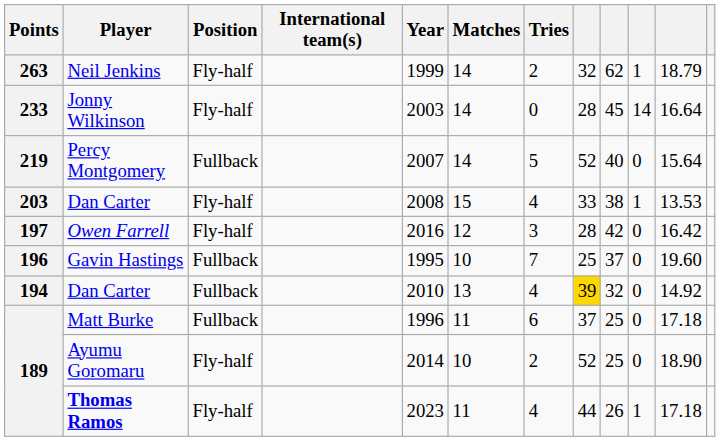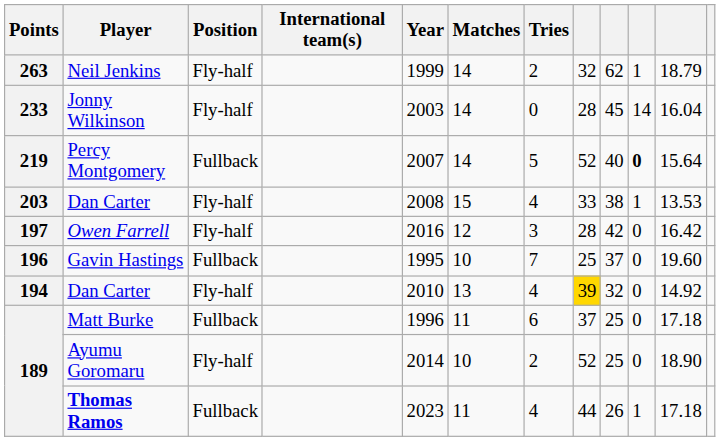(681, 110) 16.64 -> (681, 110) 16.04
(637, 161) normal -> (637, 161) bold
(225, 290) Fullback -> (223, 290) Fly-half
(223, 411) Fly-half -> (225, 411) Fullback
